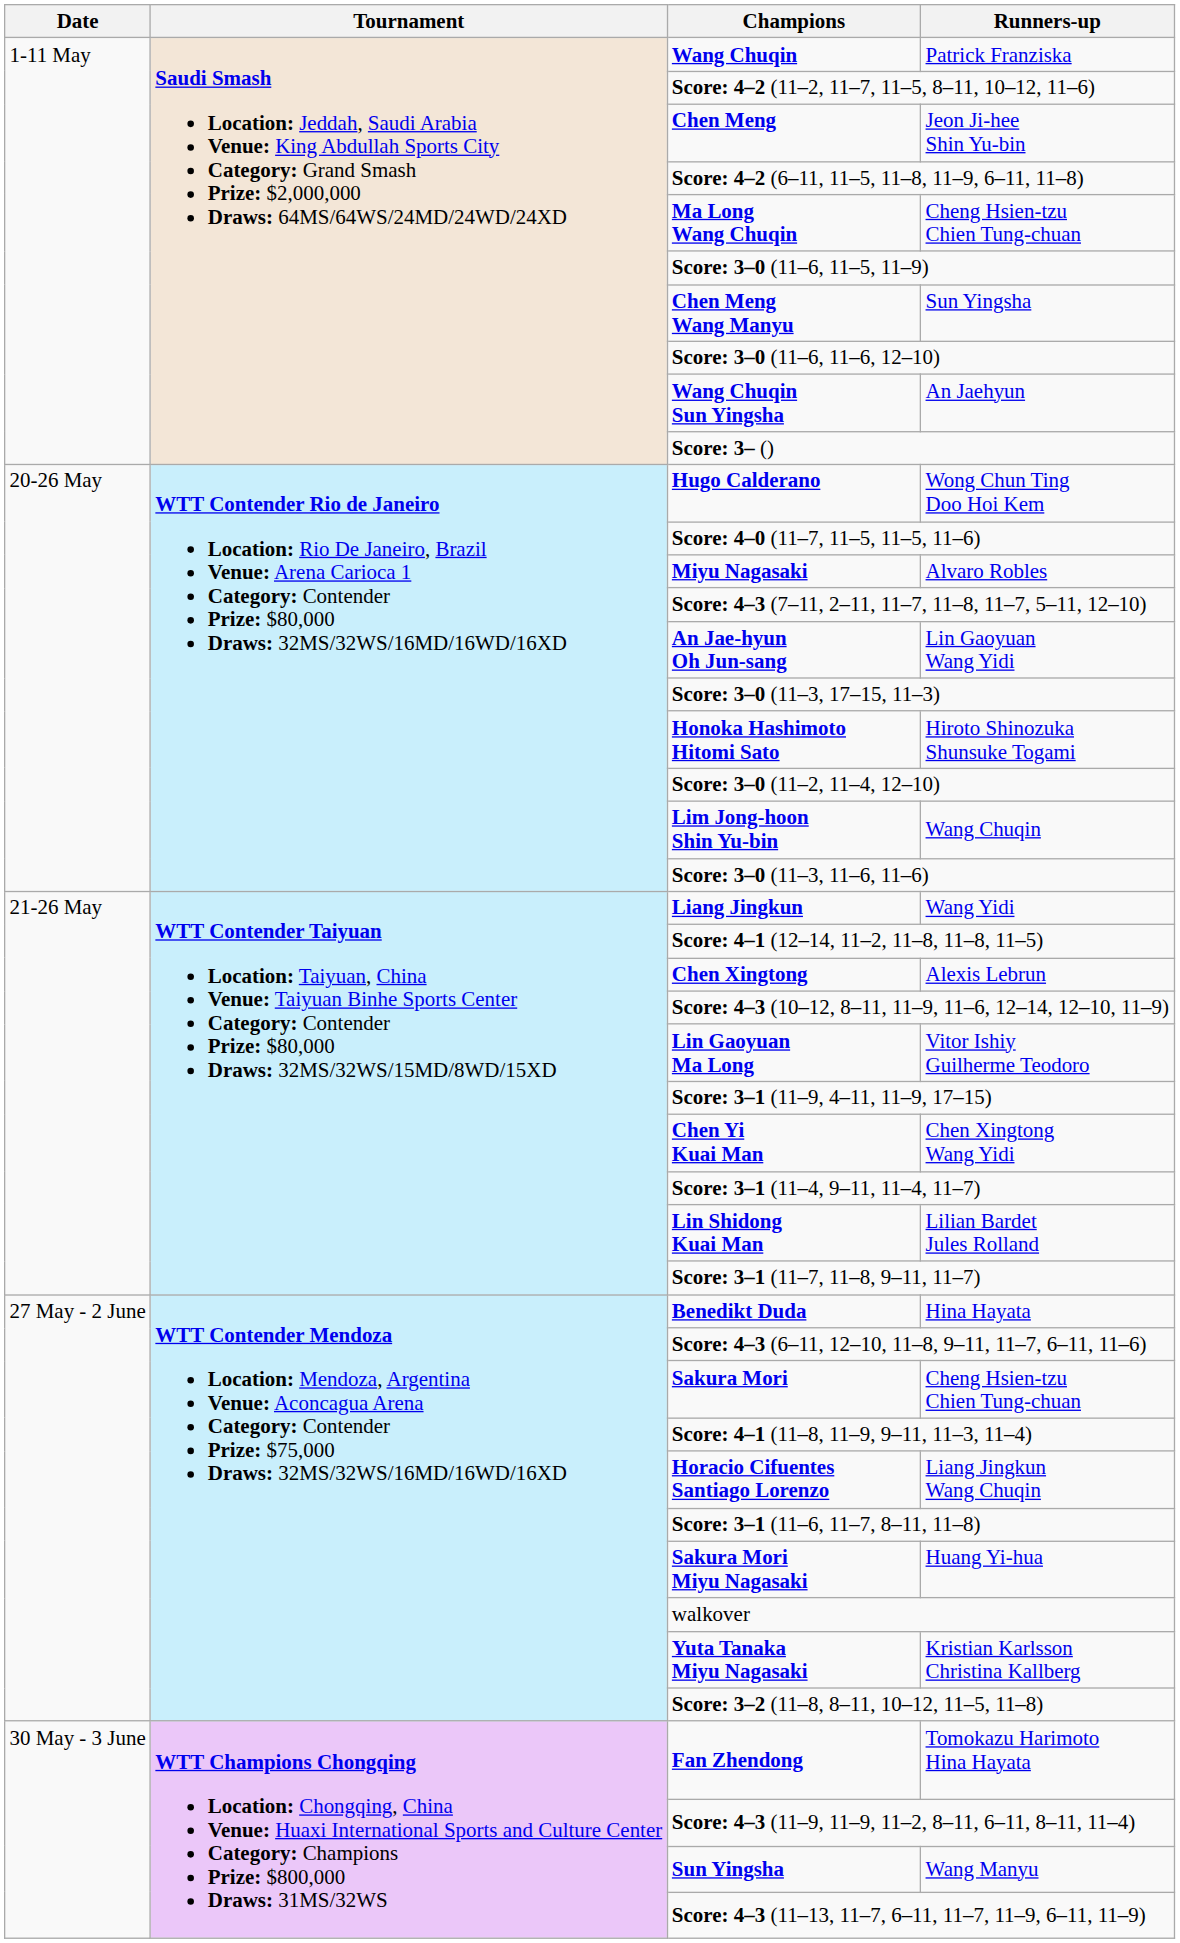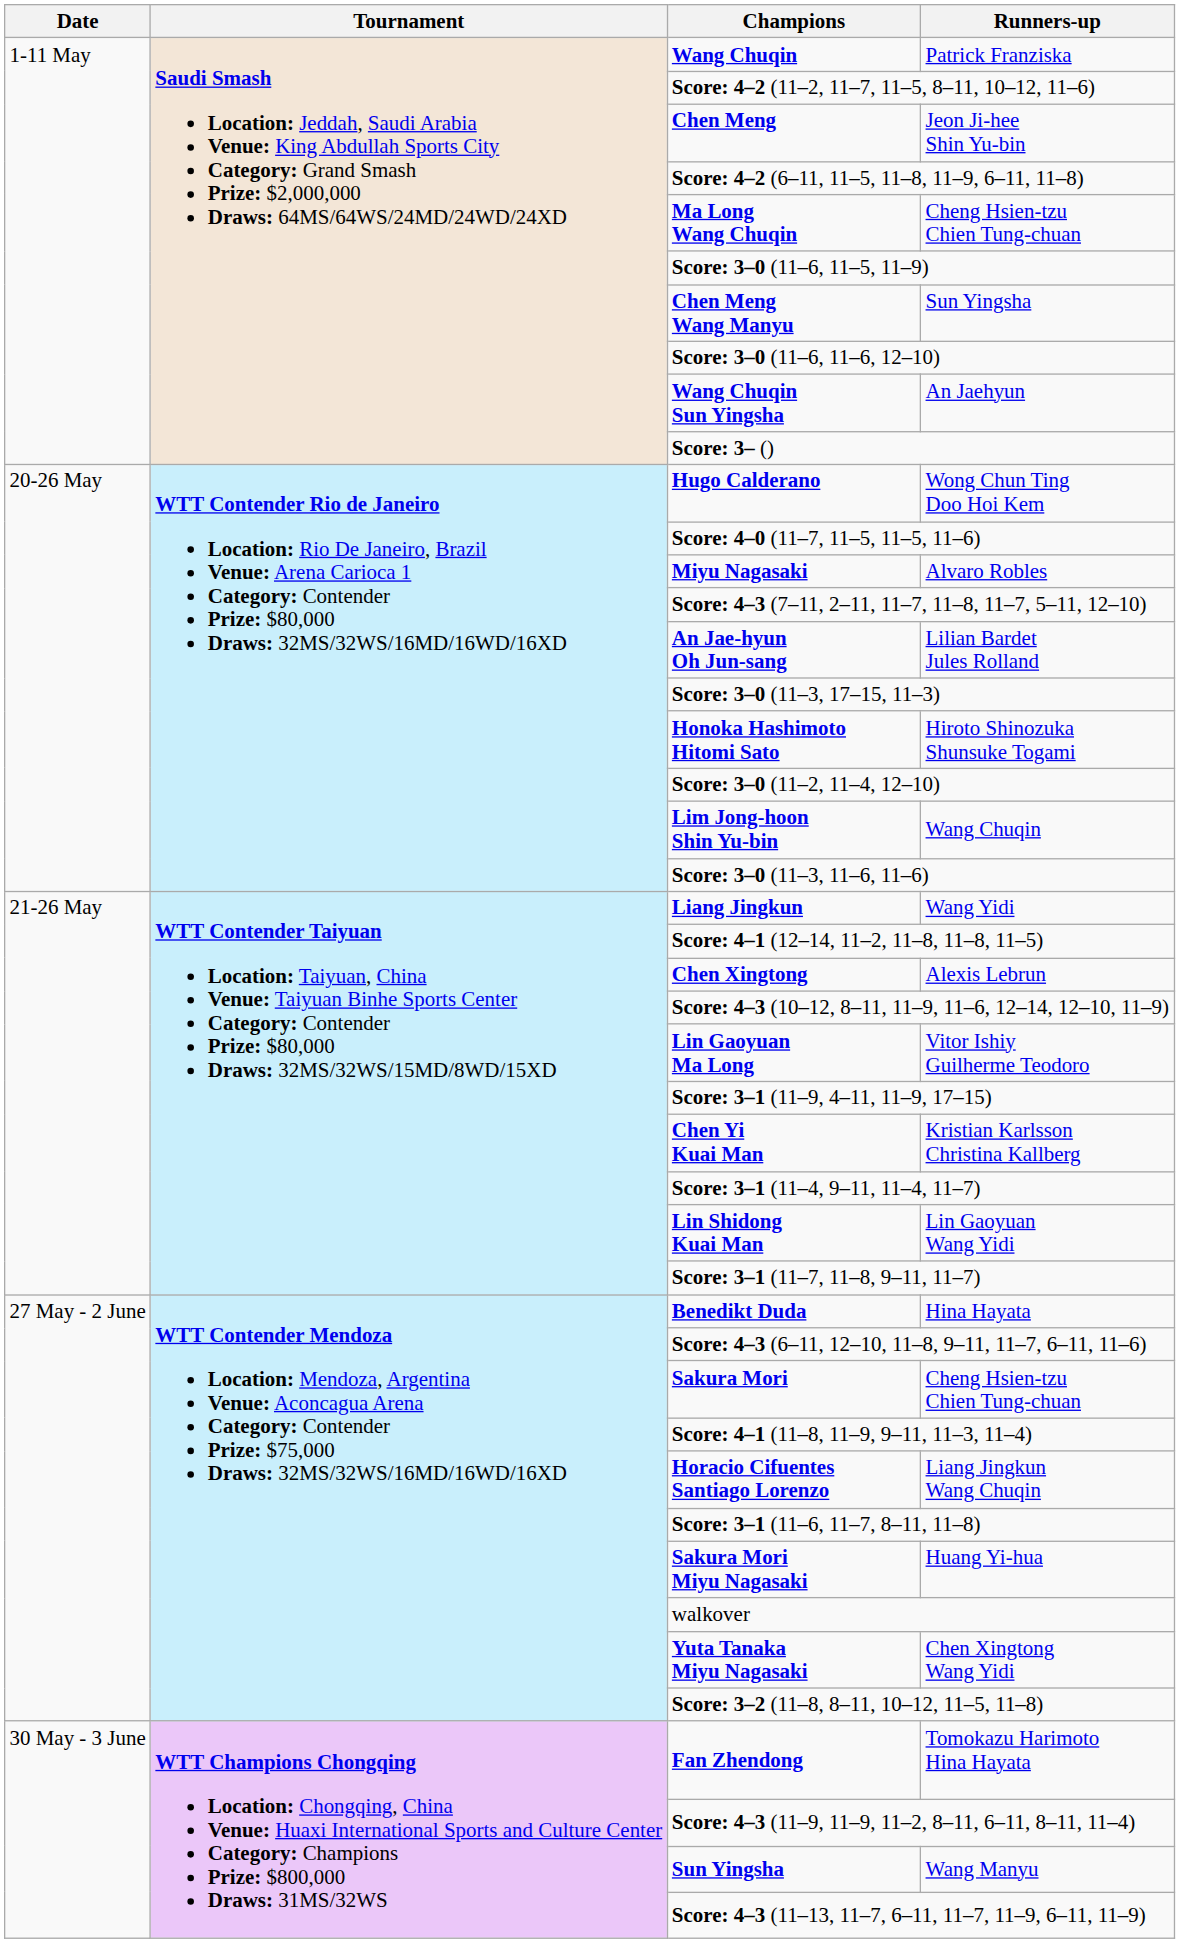(981, 649) Lin Gaoyuan Wang Yidi -> (982, 649) Lilian Bardet Jules Rolland
(990, 1142) Chen Xingtong Wang Yidi -> (1003, 1142) Kristian Karlsson Christina Kallberg
(982, 1232) Lilian Bardet Jules Rolland -> (981, 1232) Lin Gaoyuan Wang Yidi
(1003, 1659) Kristian Karlsson Christina Kallberg -> (990, 1659) Chen Xingtong Wang Yidi
